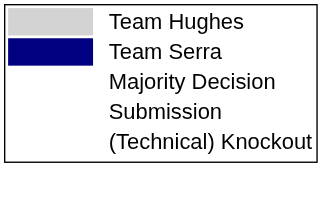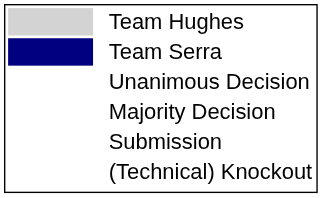+ row: (209, 81)
